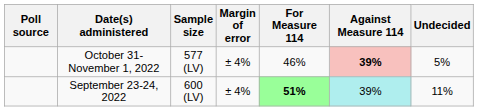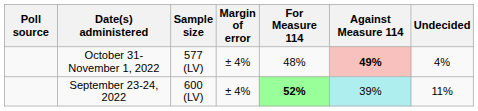(294, 62) 46% -> (294, 62) 48%
(370, 62) 39% -> (370, 62) 49%
(442, 62) 5% -> (442, 62) 4%
(294, 92) 51% -> (294, 92) 52%
